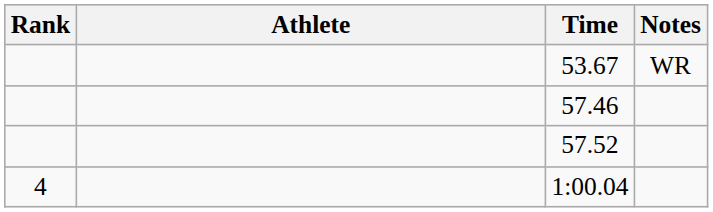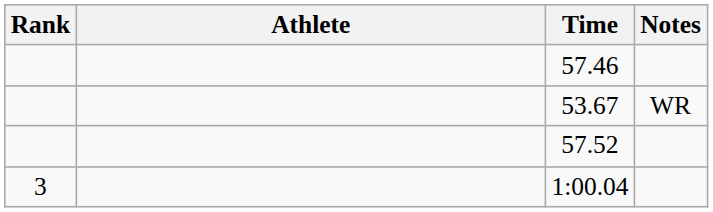rows swapped: (590, 65) <-> (590, 105)
(40, 186) 4 -> (40, 186) 3
